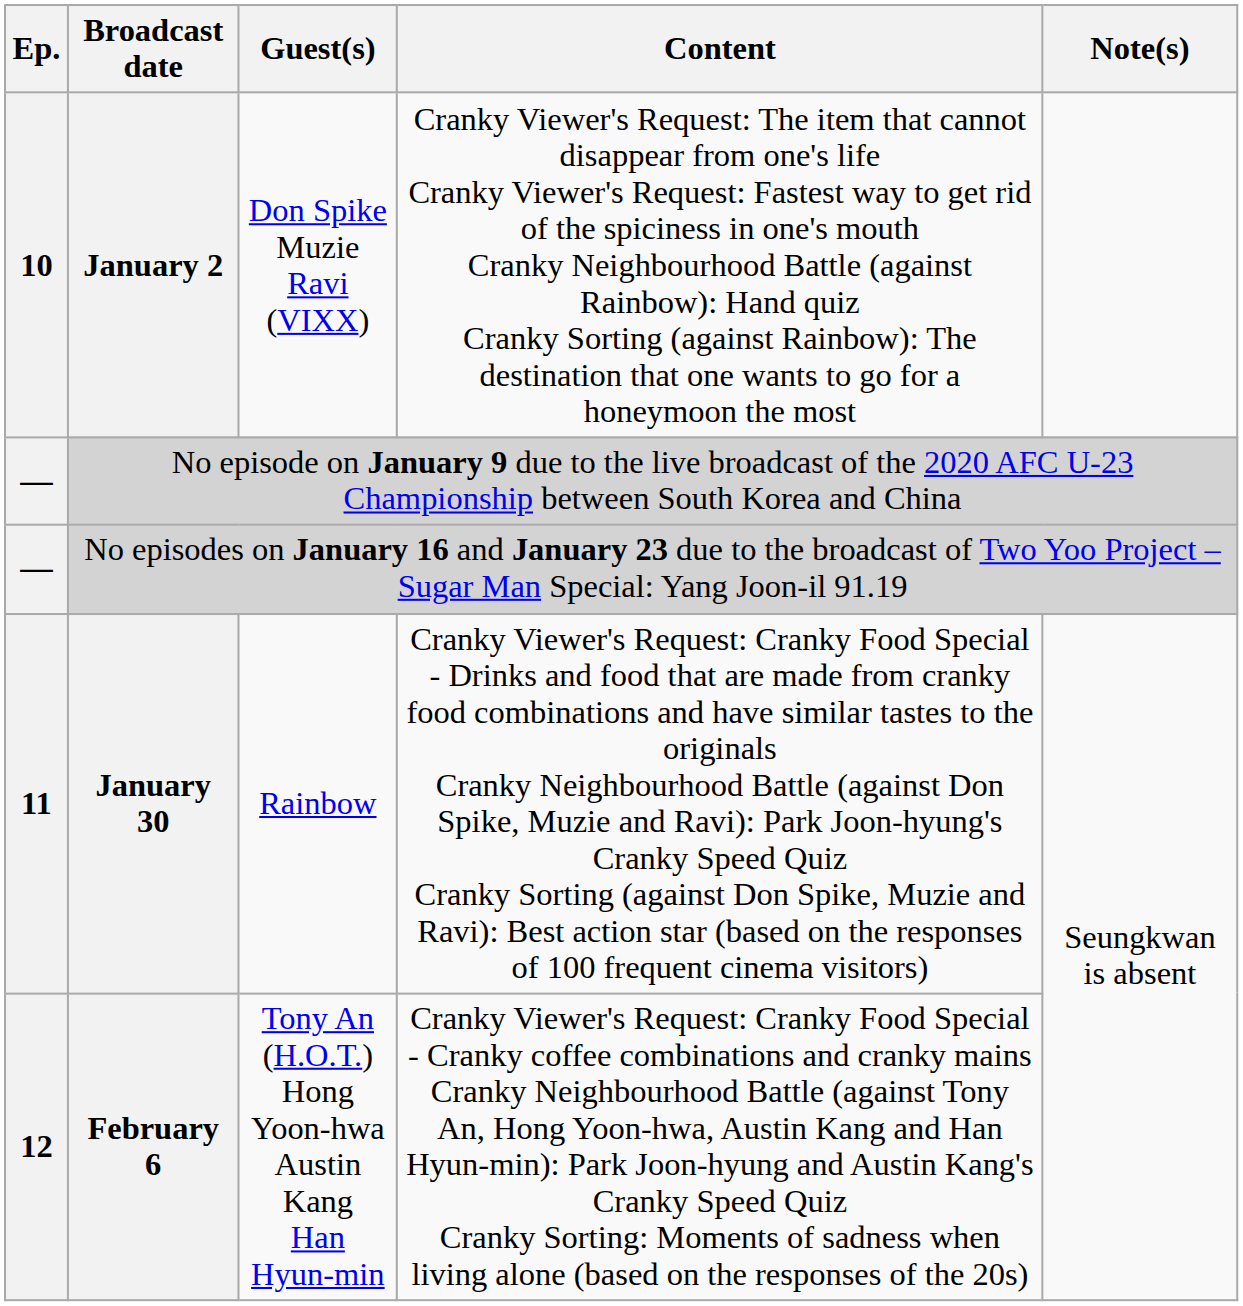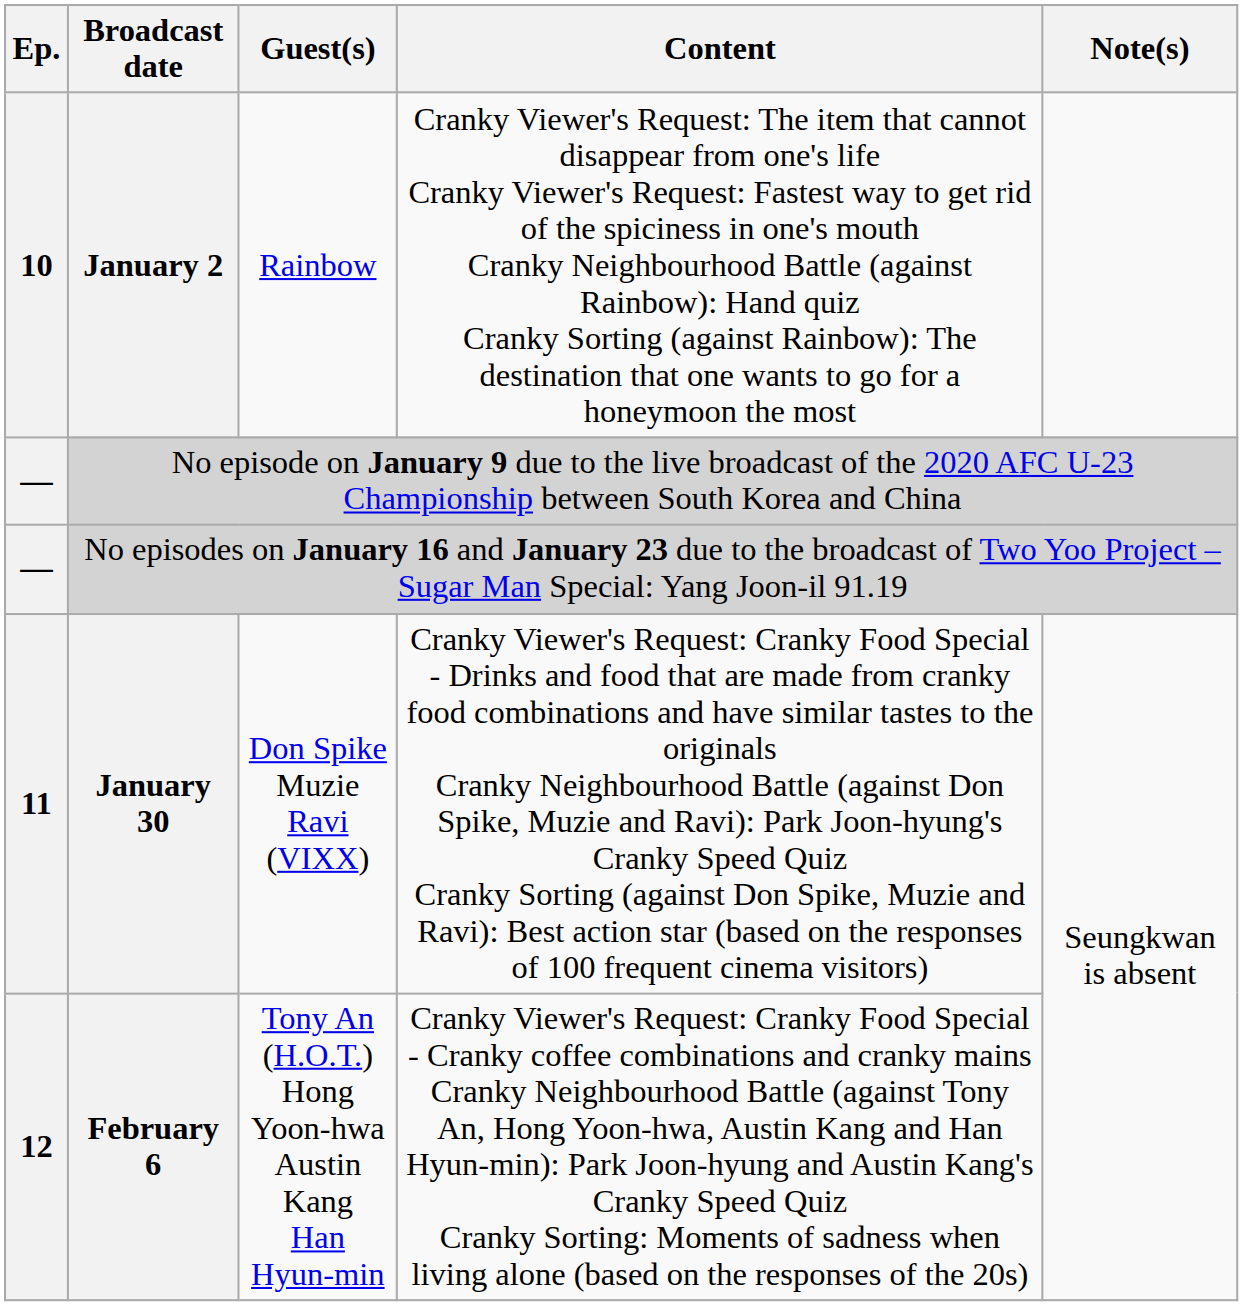(318, 264) Don Spike Muzie Ravi (VIXX) -> (318, 264) Rainbow
(318, 802) Rainbow -> (318, 802) Don Spike Muzie Ravi (VIXX)
